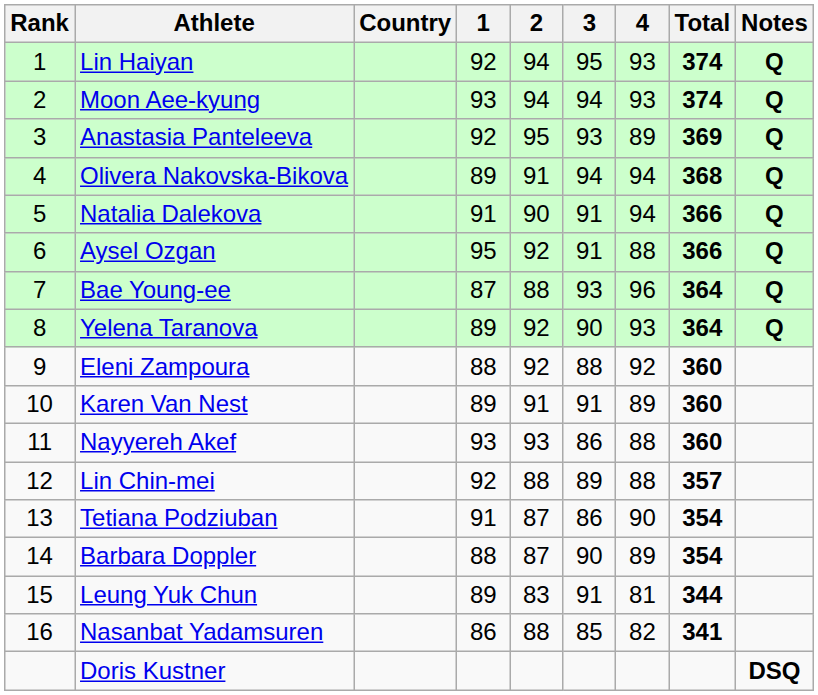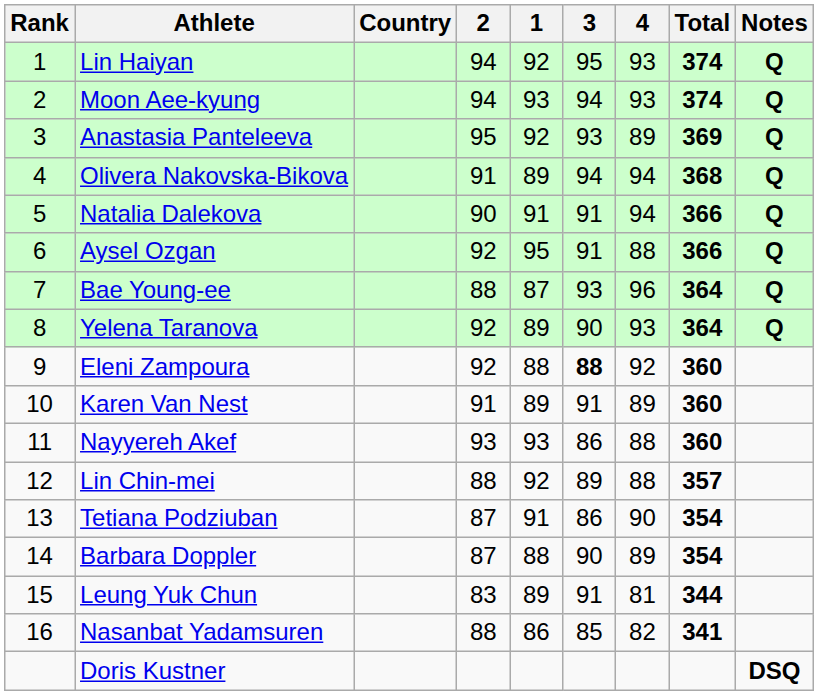columns swapped: (483, 23) <-> (536, 23)
(589, 366) normal -> (589, 366) bold
